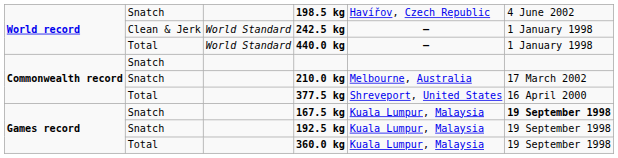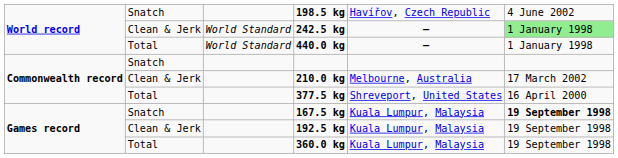(550, 29) no background -> (550, 29) lightgreen background
(146, 79) Snatch -> (164, 79) Clean & Jerk
(146, 128) Snatch -> (164, 128) Clean & Jerk
